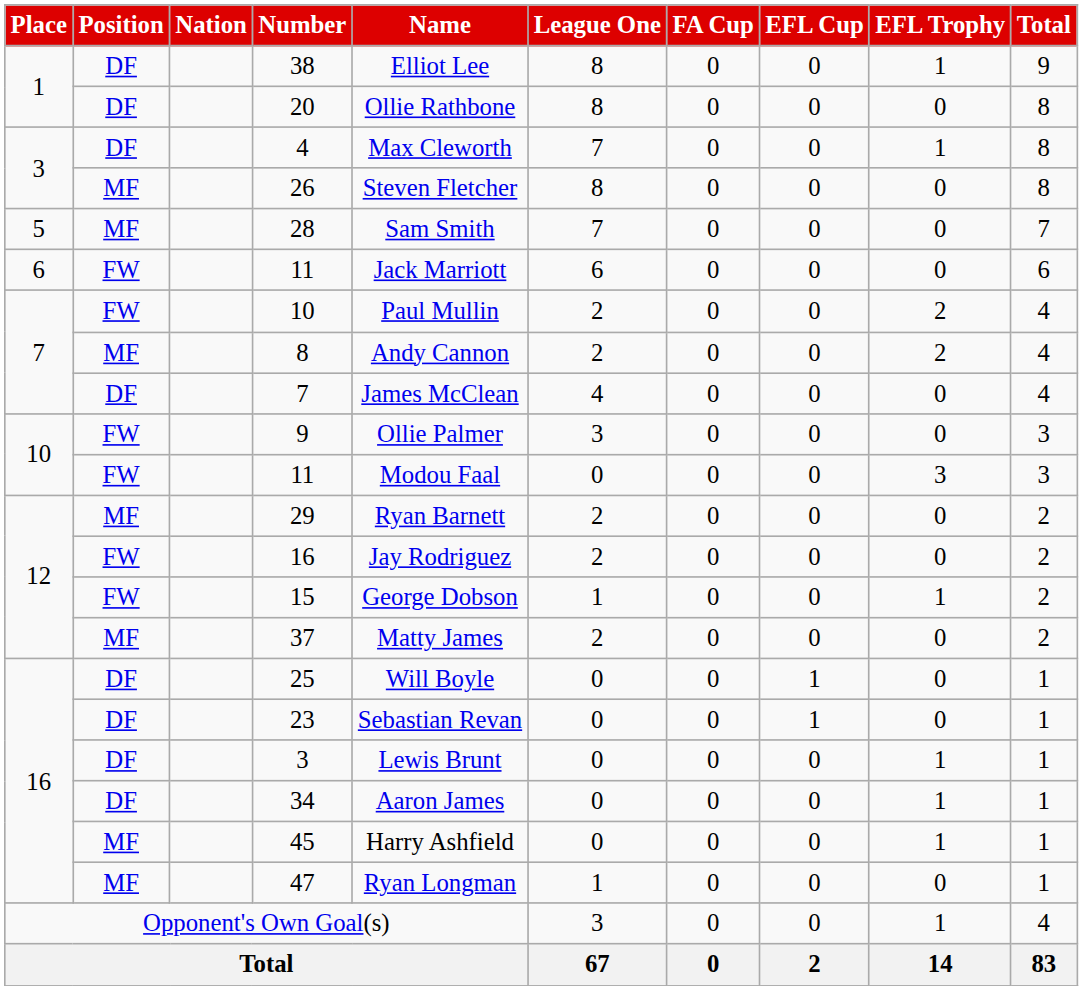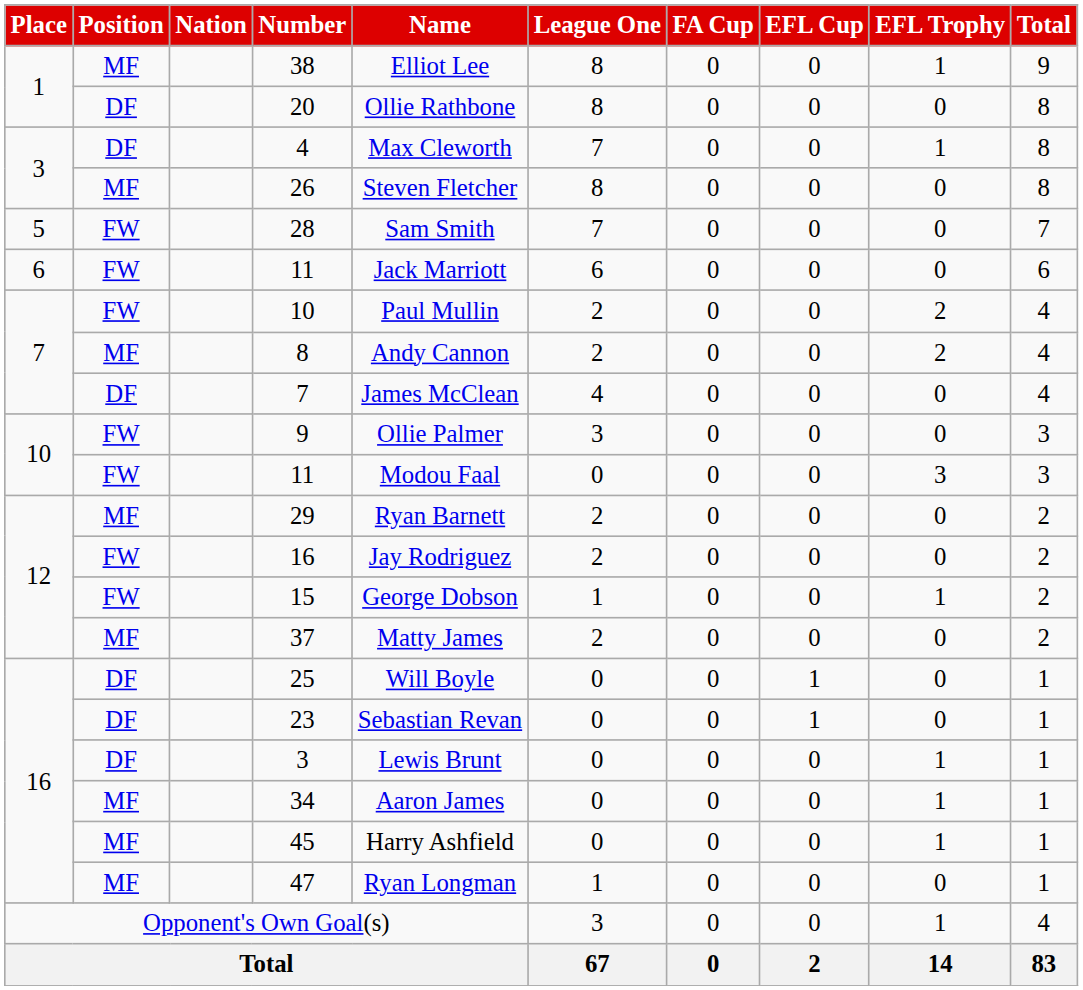(121, 65) DF -> (121, 65) MF
(121, 229) MF -> (121, 229) FW
(121, 801) DF -> (121, 801) MF
